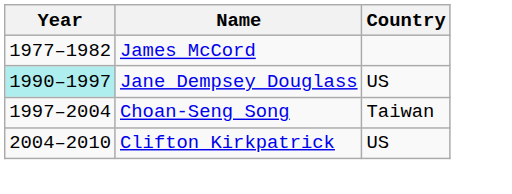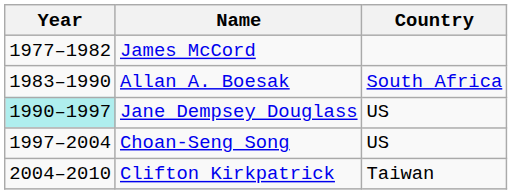+ row: (205, 82)
(400, 112) Taiwan -> (378, 143) US
(378, 143) US -> (400, 174) Taiwan
